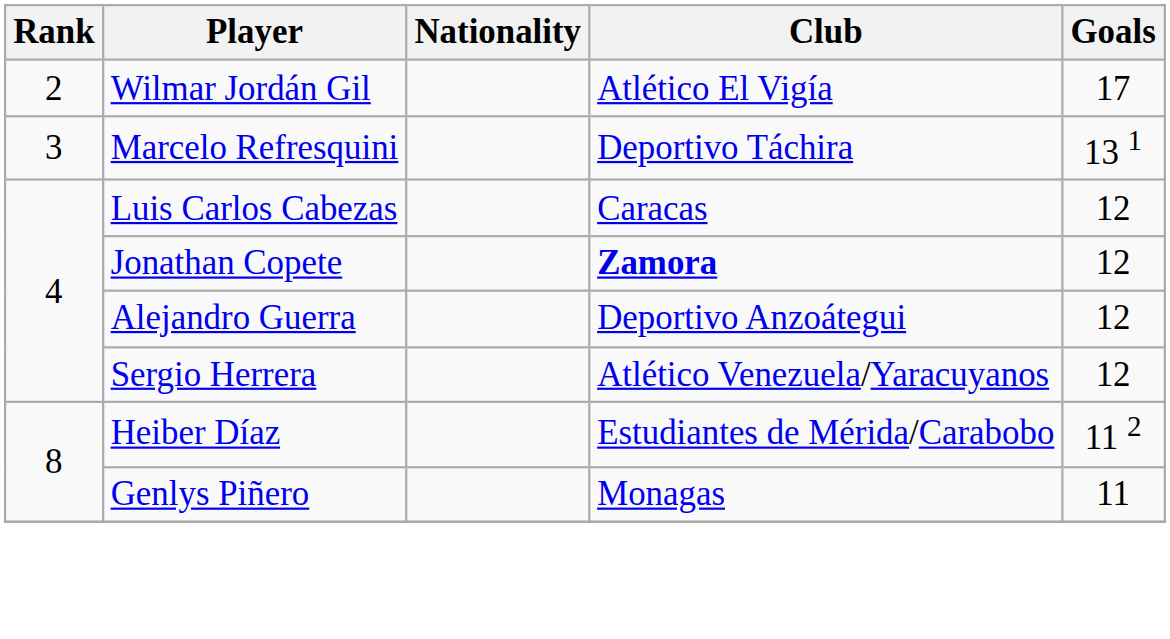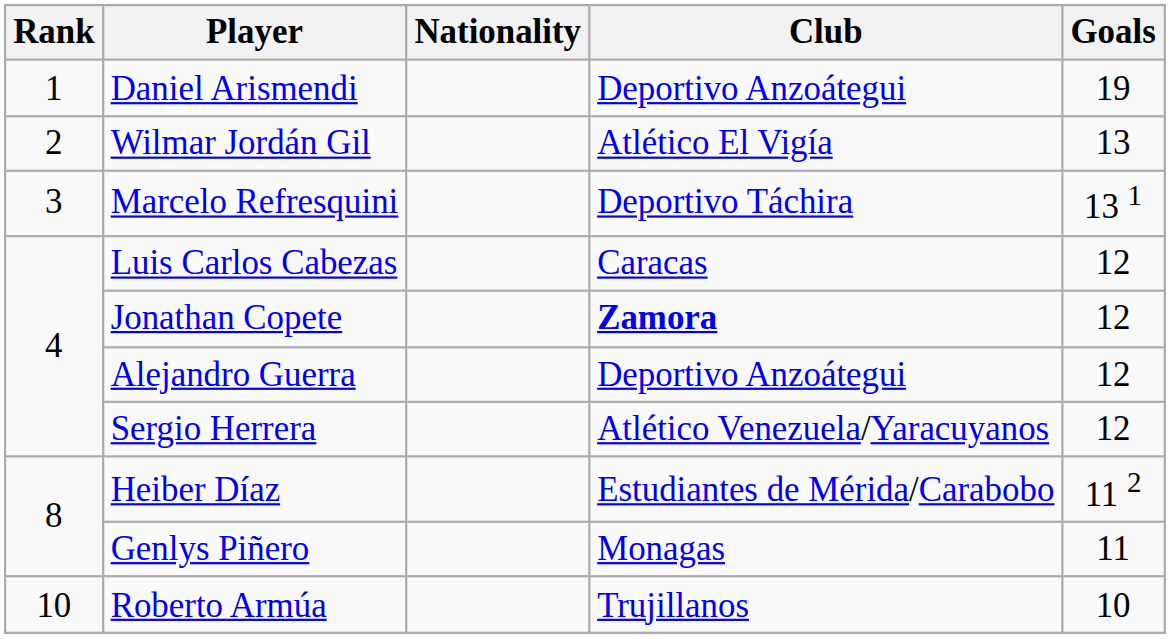+ row: (234, 87)
(1113, 87) 17 -> (1113, 142) 13
+ row: (219, 604)
